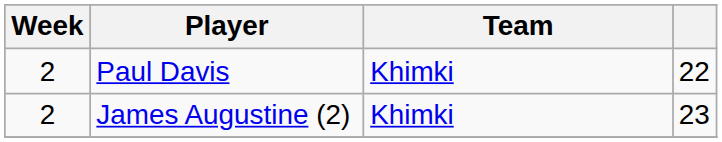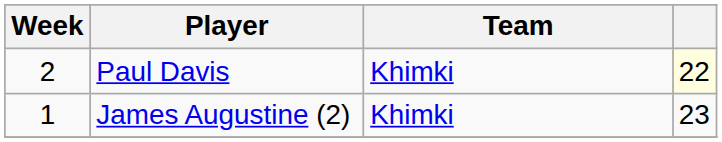(694, 70) no background -> (694, 70) lightyellow background
(47, 114) 2 -> (47, 114) 1
